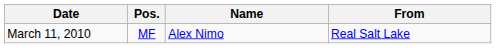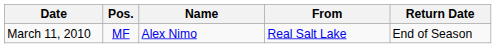+ column: (440, 14)
